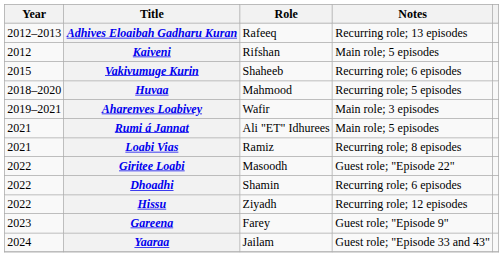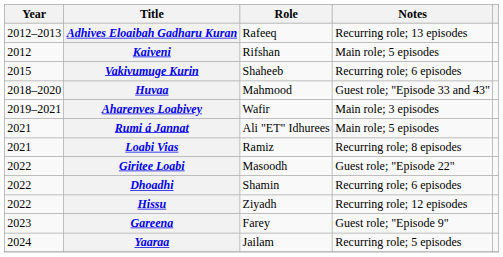(398, 90) Recurring role; 5 episodes -> (413, 90) Guest role; "Episode 33 and 43"
(413, 242) Guest role; "Episode 33 and 43" -> (398, 242) Recurring role; 5 episodes
